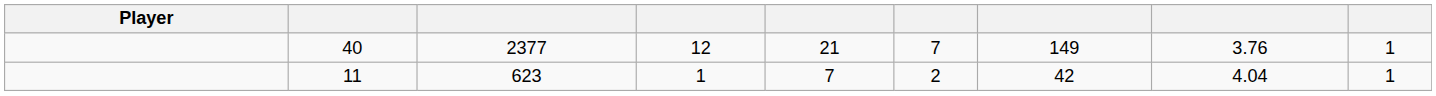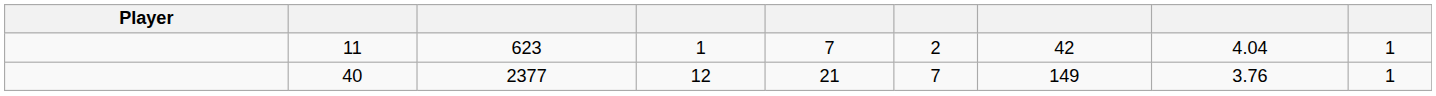rows swapped: (352, 47) <-> (352, 76)
